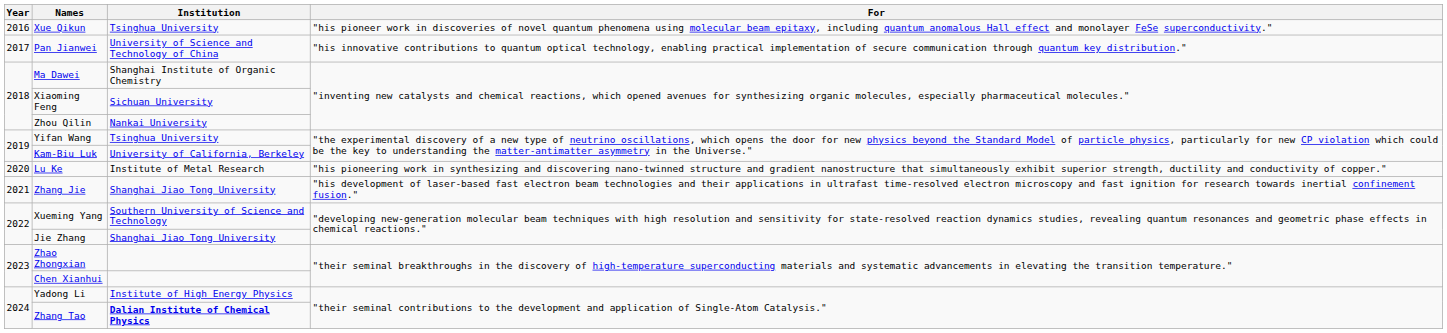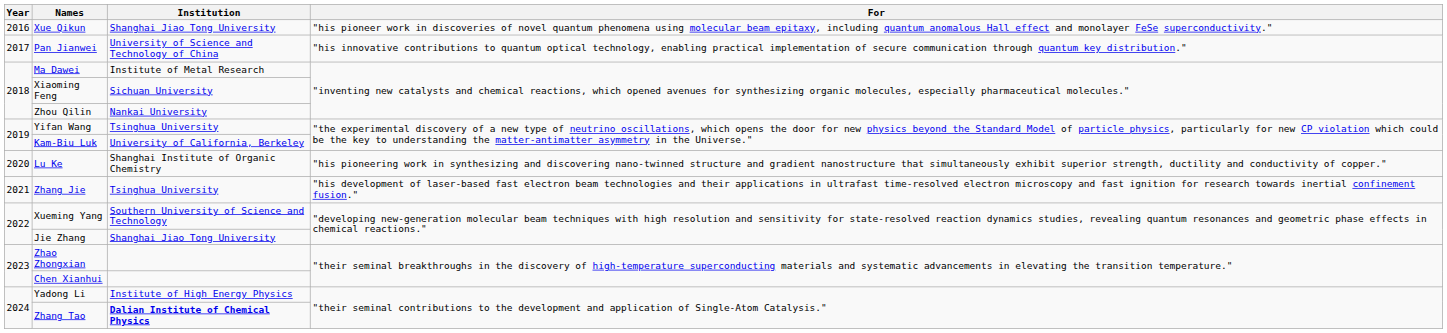(164, 28) Tsinghua University -> (193, 28) Shanghai Jiao Tong University
(193, 75) Shanghai Institute of Organic Chemistry -> (187, 69) Institute of Metal Research
(187, 169) Institute of Metal Research -> (193, 163) Shanghai Institute of Organic Chemistry
(193, 190) Shanghai Jiao Tong University -> (164, 190) Tsinghua University
